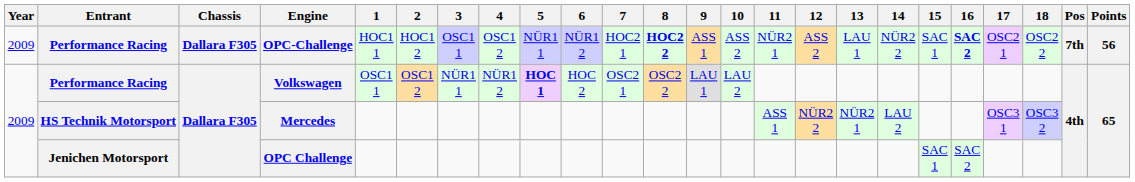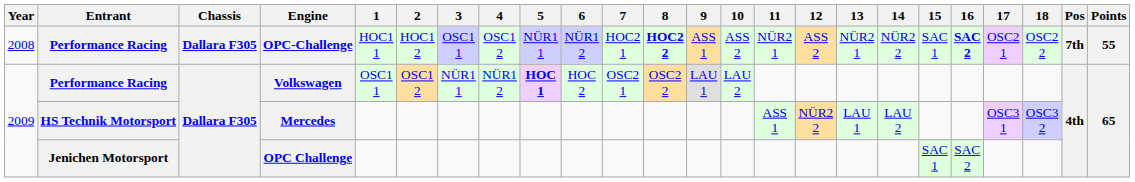(21, 44) 2009 -> (21, 44) 2008
(857, 44) LAU 1 -> (857, 44) NÜR2 1
(1109, 44) 56 -> (1109, 44) 55
(857, 120) NÜR2 1 -> (857, 120) LAU 1
